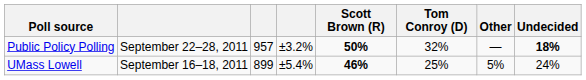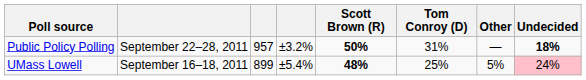(437, 46) 32% -> (437, 46) 31%
(356, 65) 46% -> (356, 65) 48%
(548, 65) no background -> (548, 65) pink background
